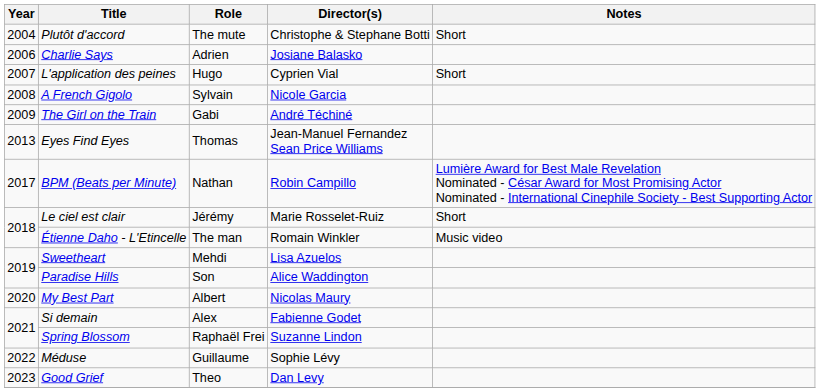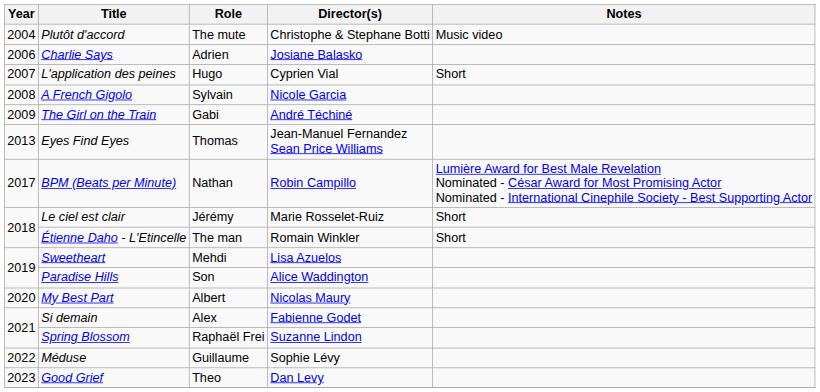(451, 34) Short -> (469, 34) Music video
(469, 237) Music video -> (451, 237) Short
